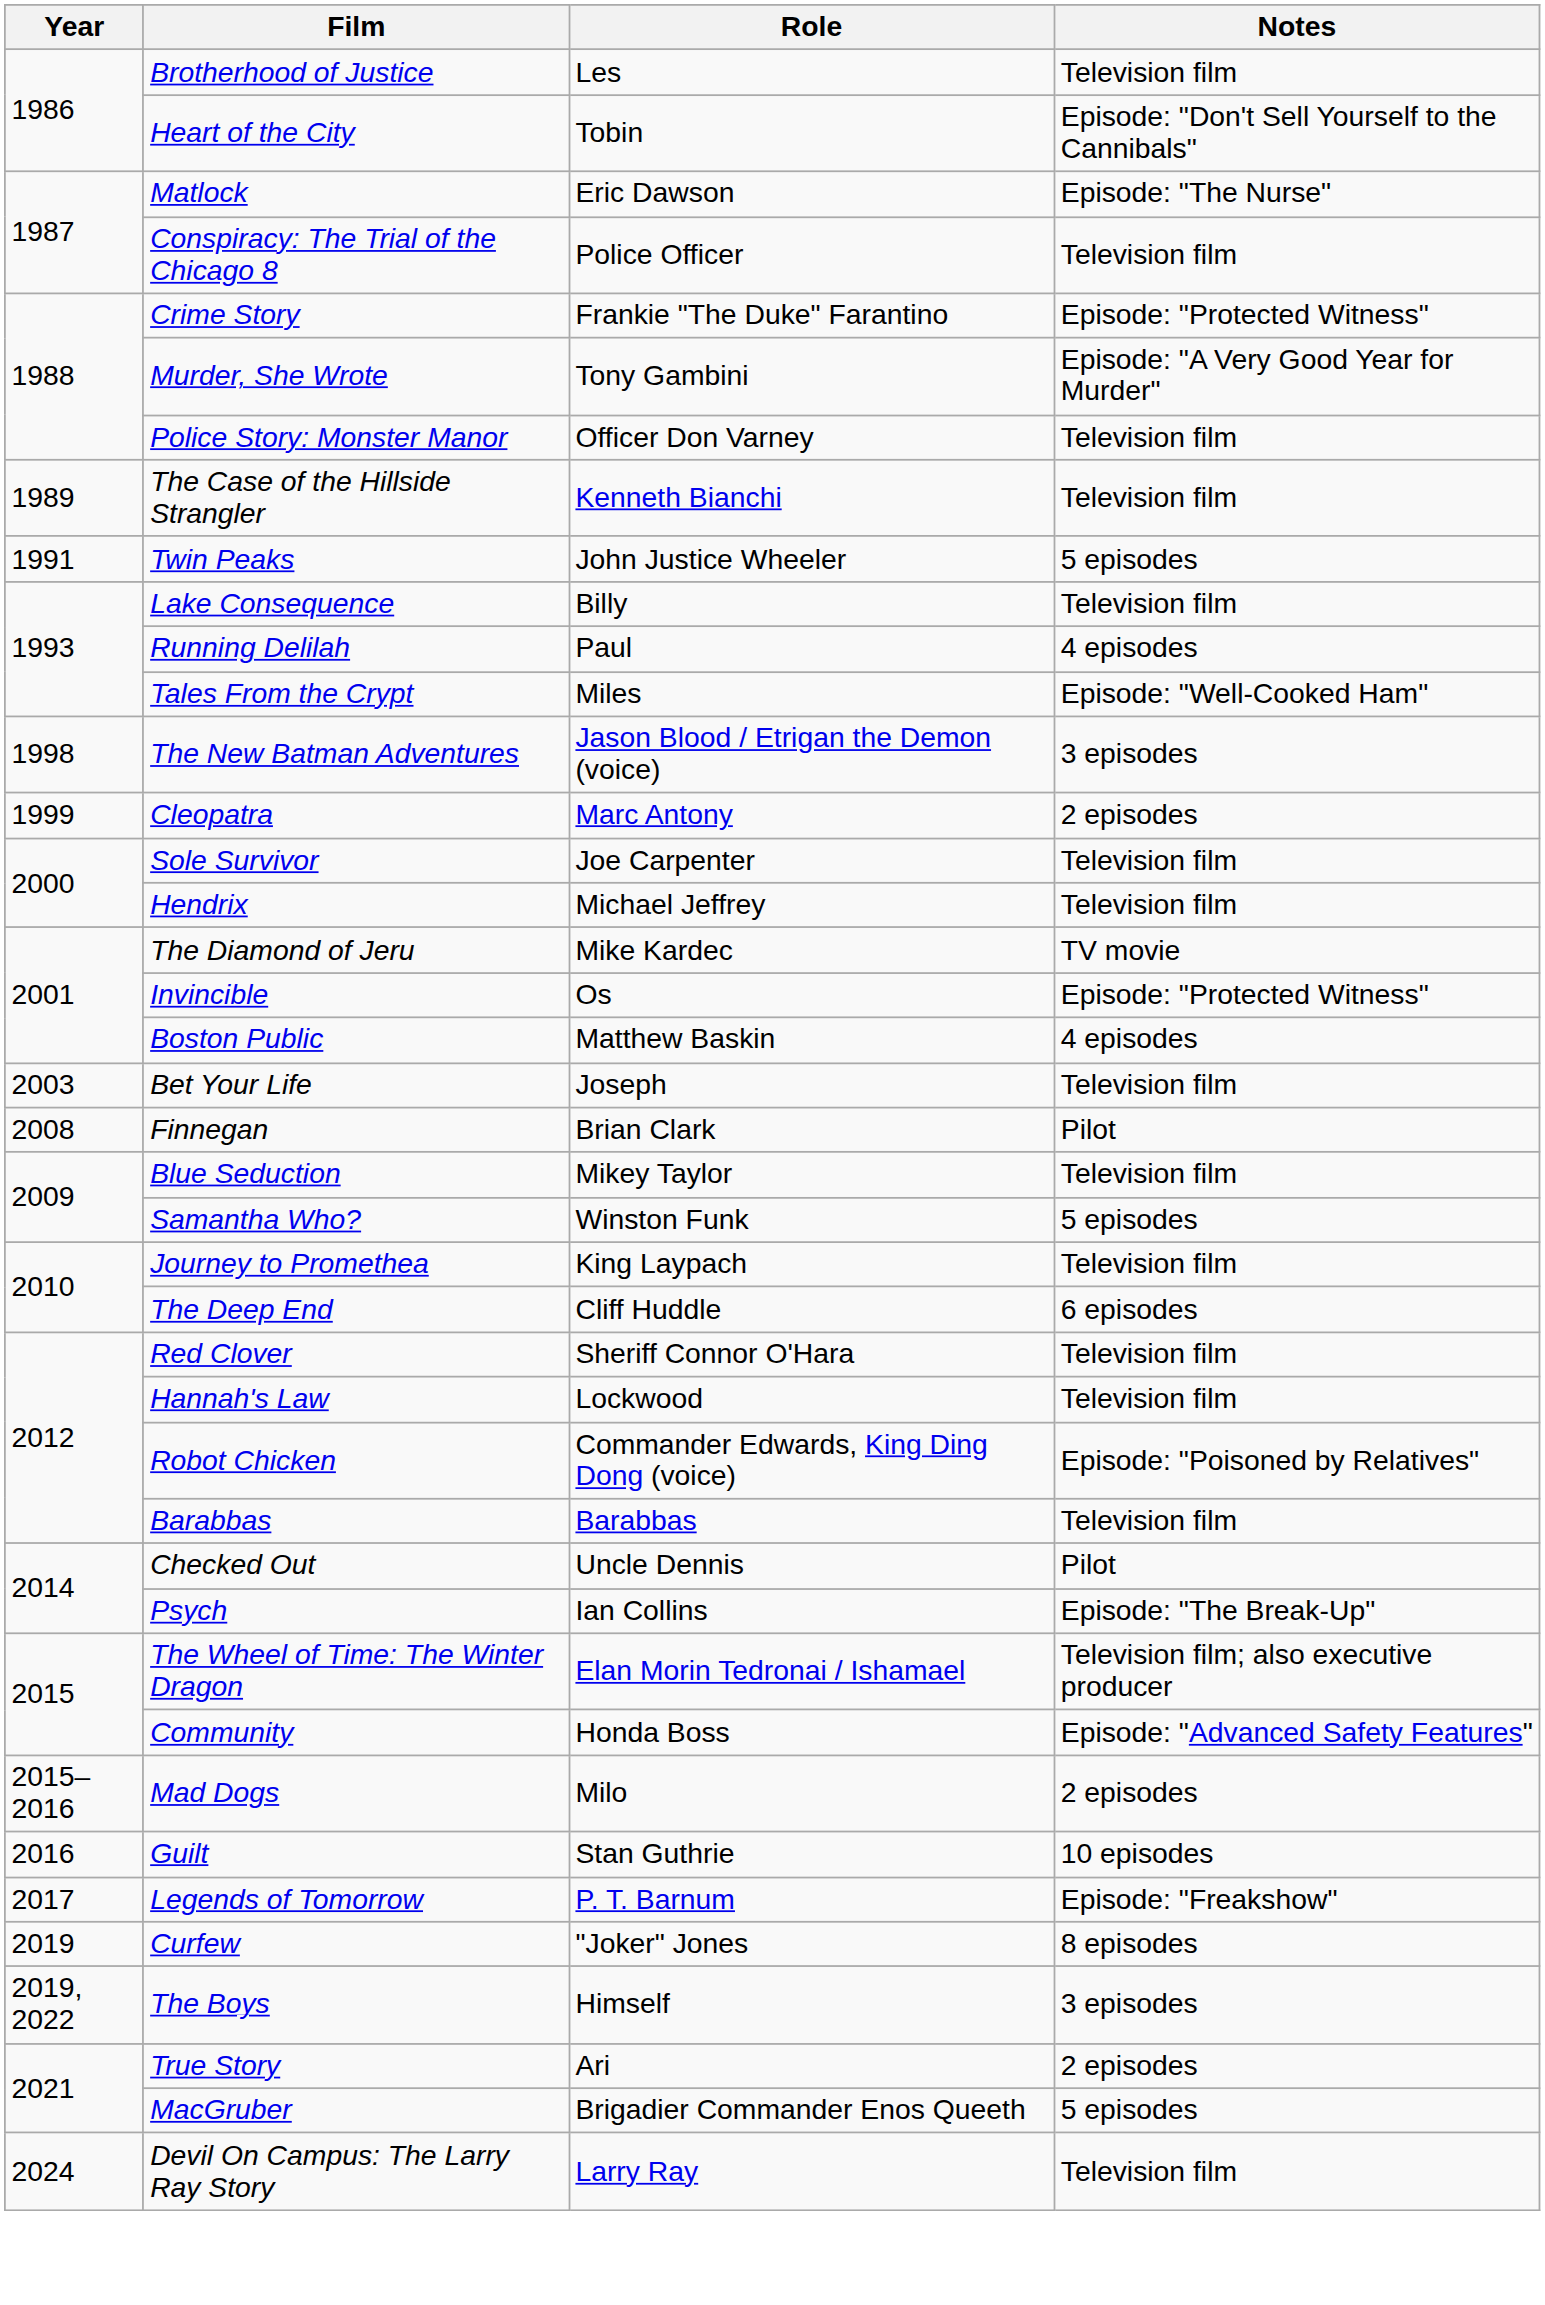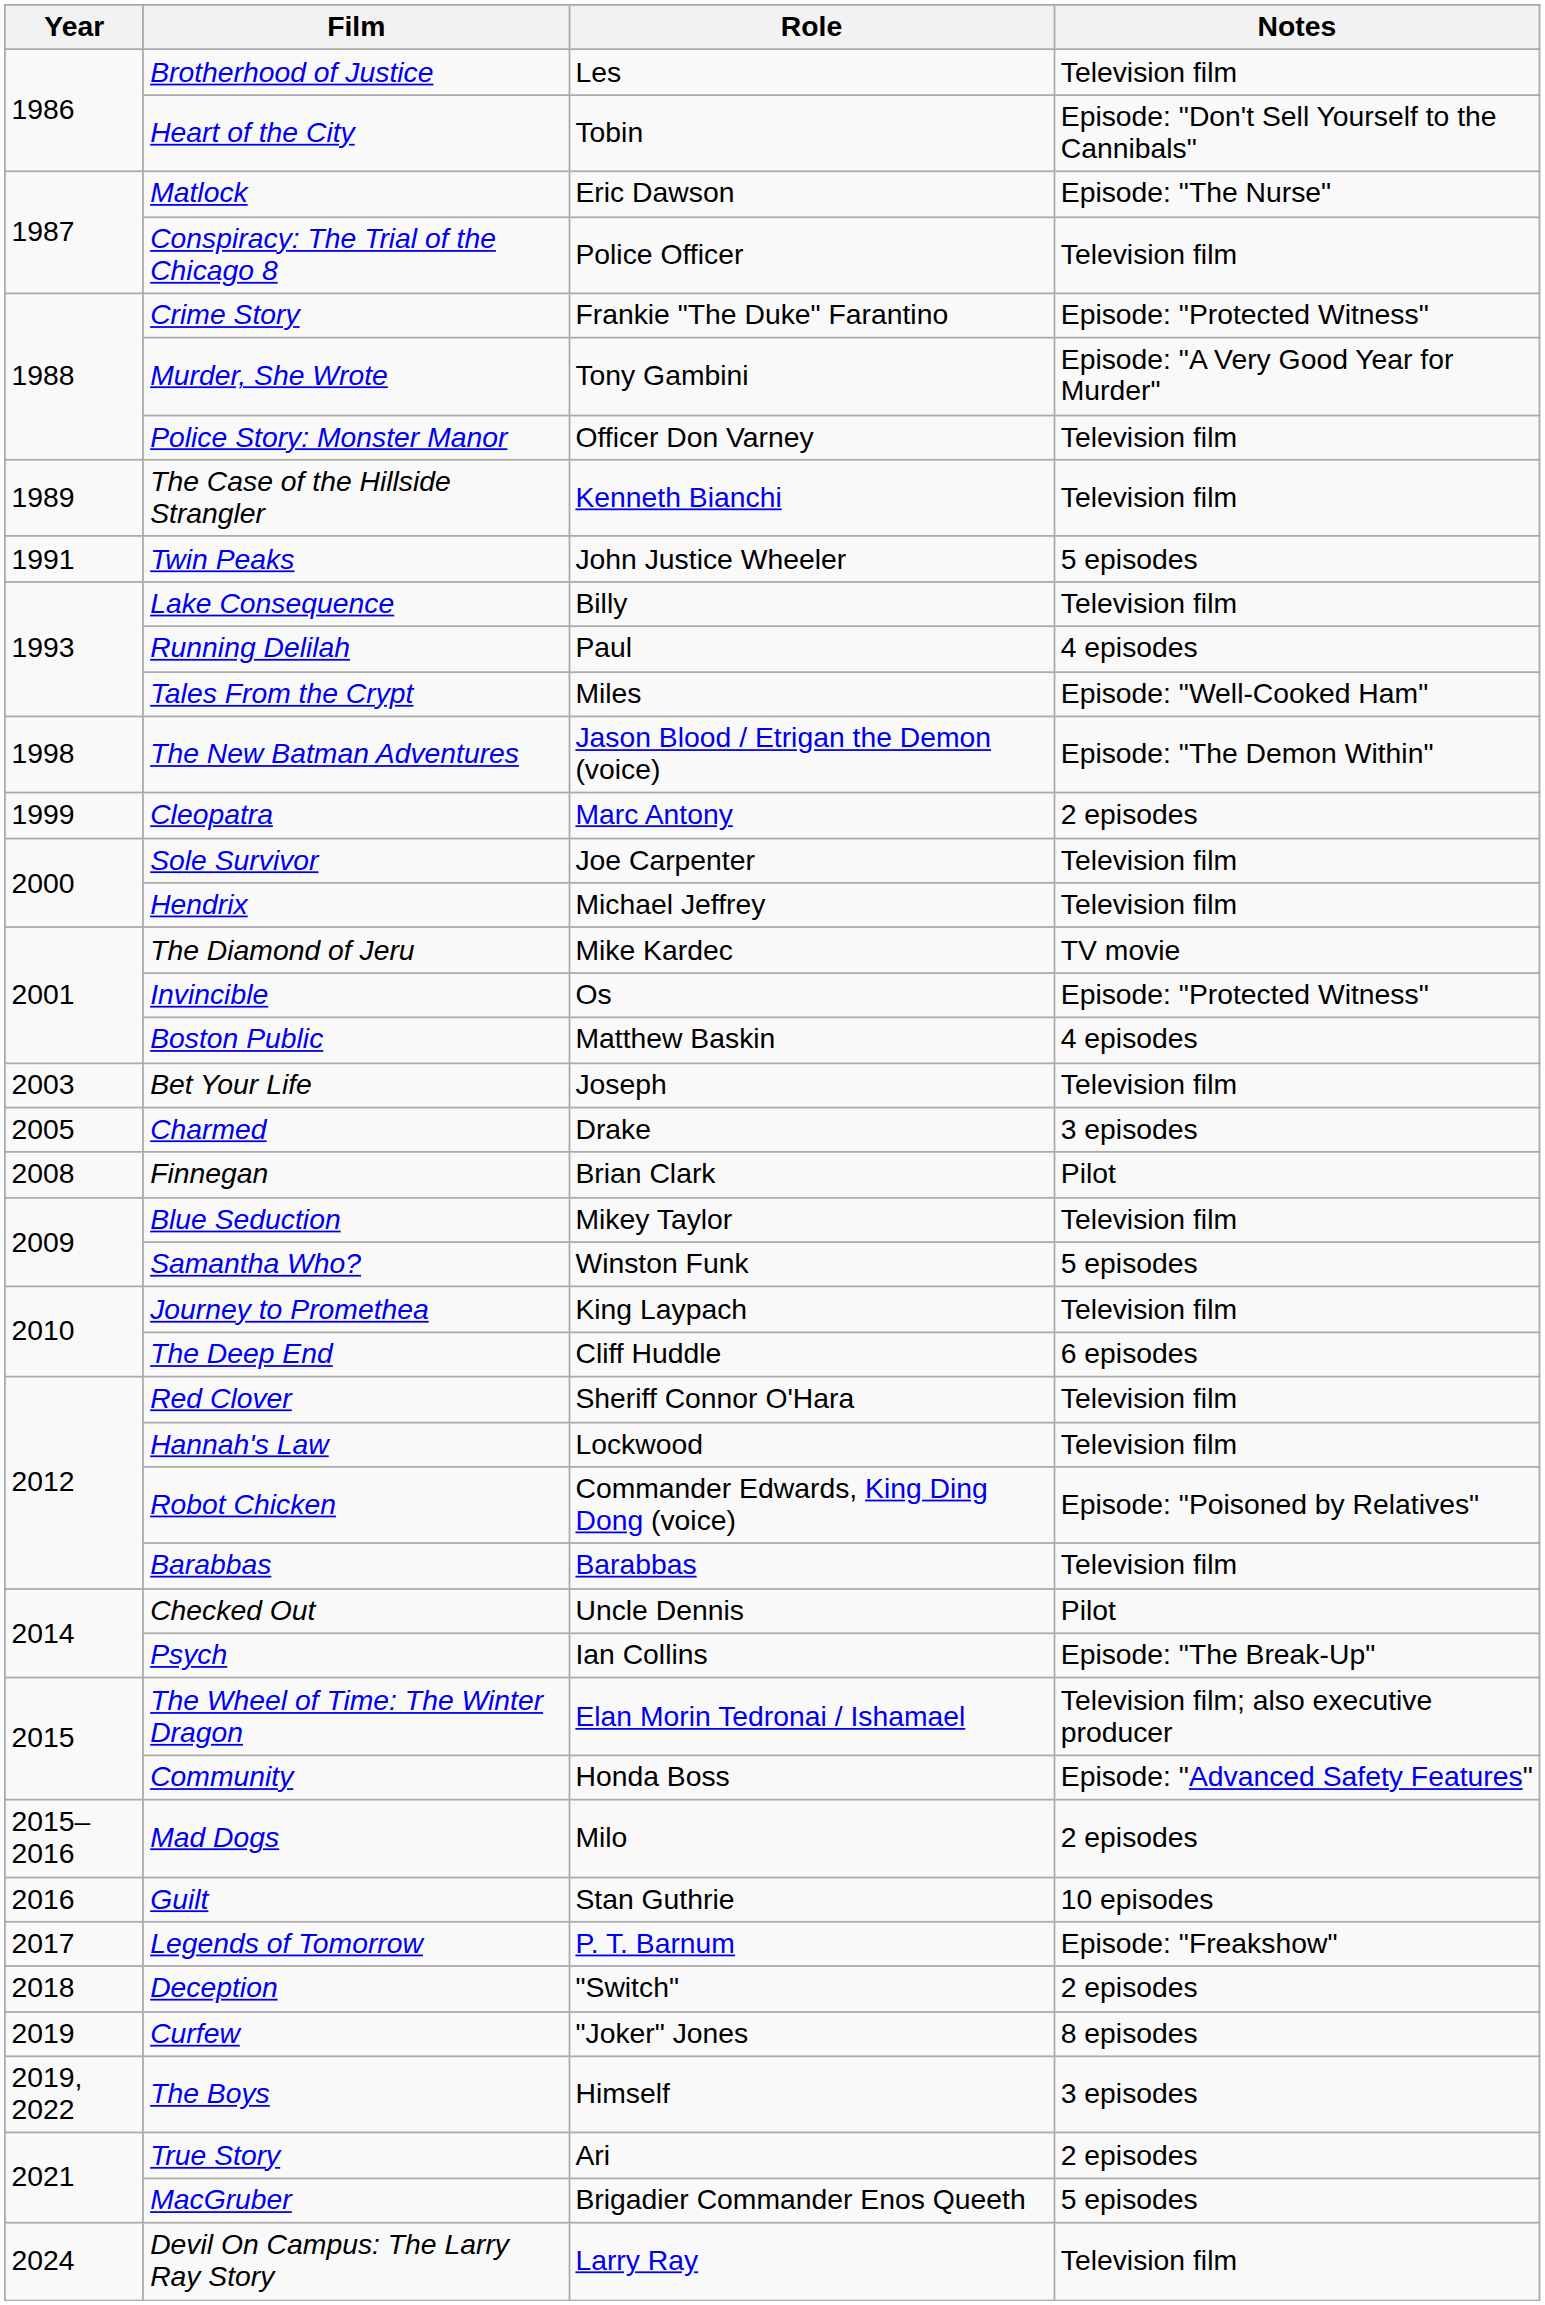(1129, 754) 3 episodes -> (1247, 754) Episode: "The Demon Within"
+ row: (208, 1129)
+ row: (214, 1988)
